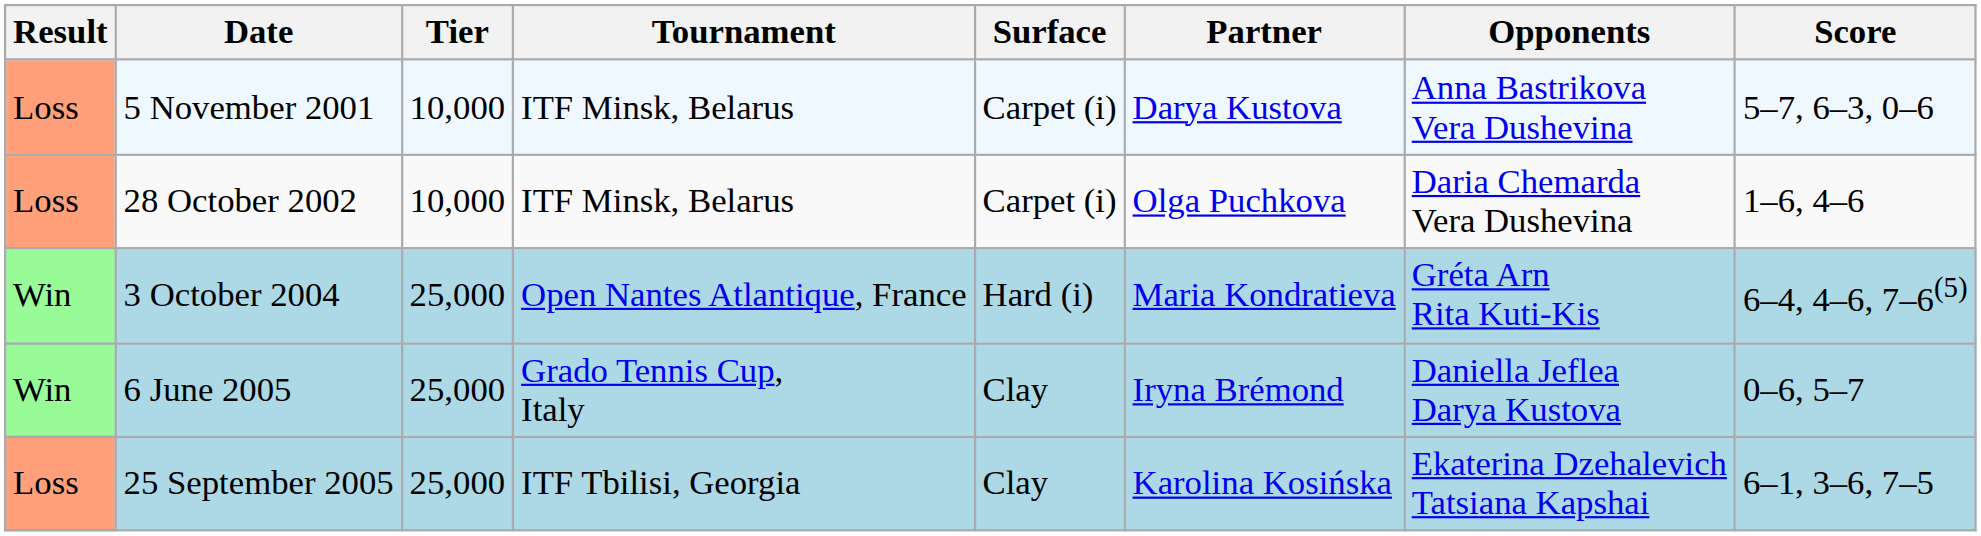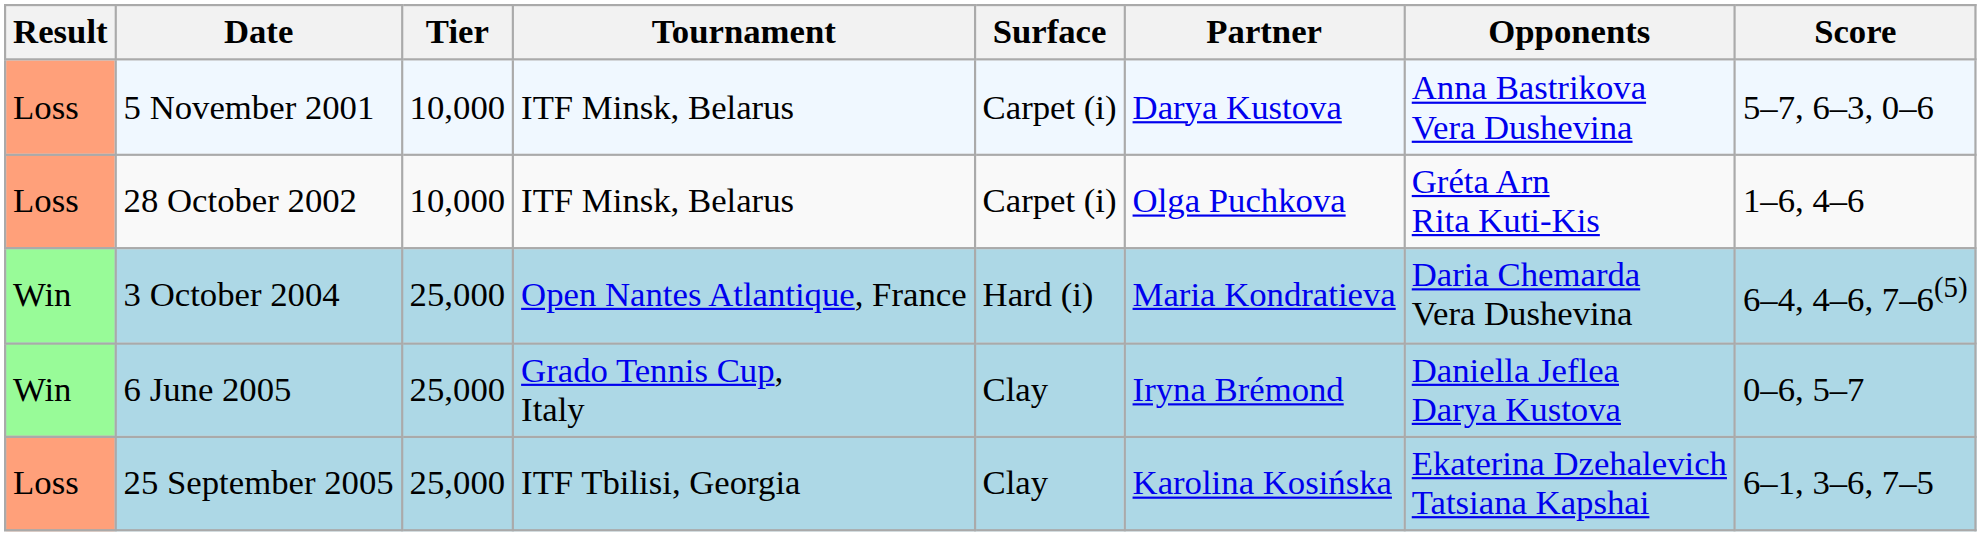(1526, 200) Daria Chemarda Vera Dushevina -> (1506, 200) Gréta Arn Rita Kuti-Kis
(1506, 294) Gréta Arn Rita Kuti-Kis -> (1526, 294) Daria Chemarda Vera Dushevina
